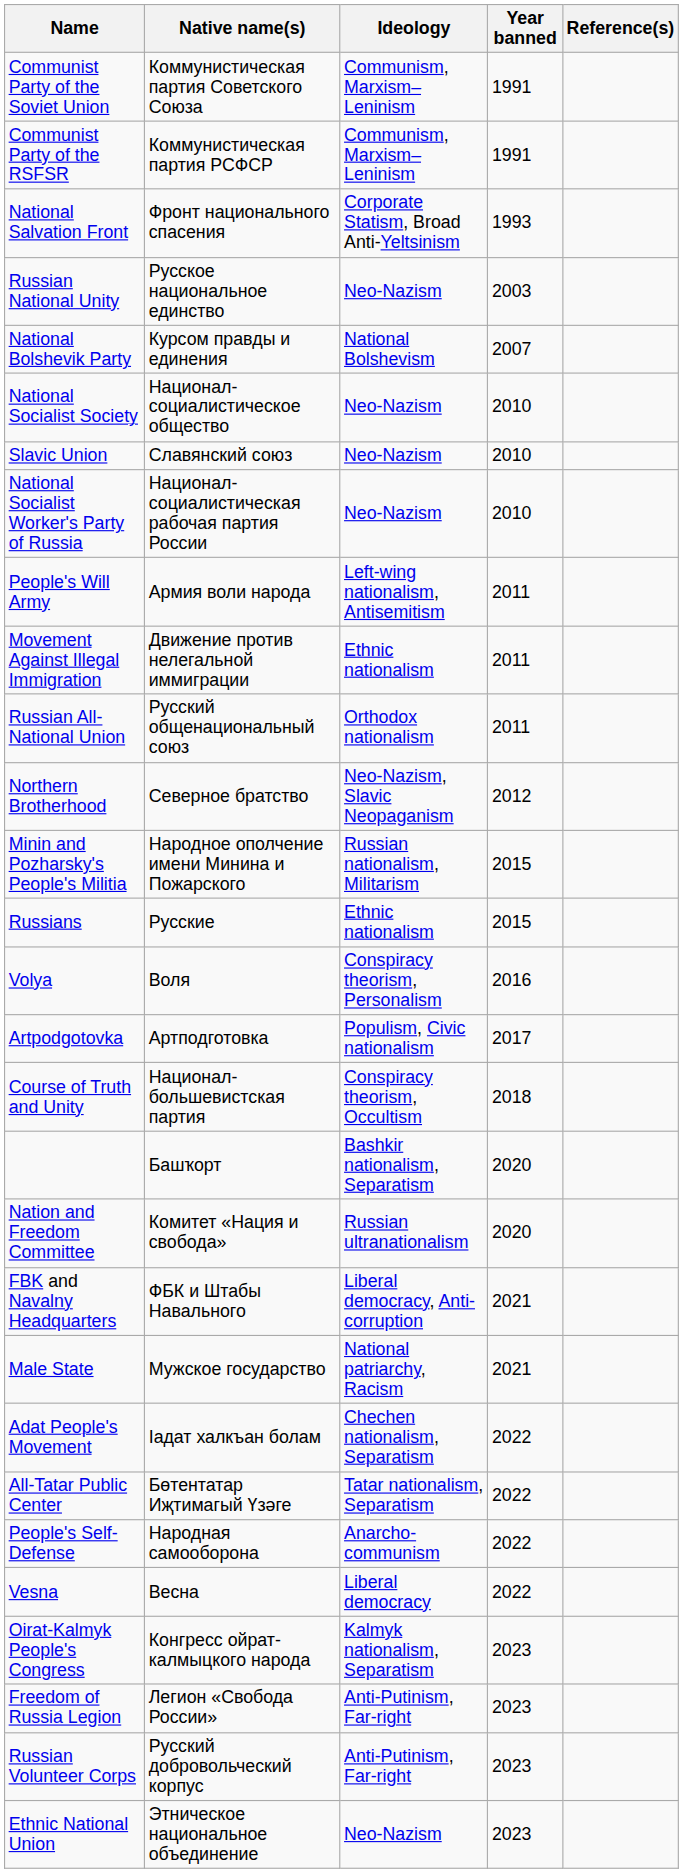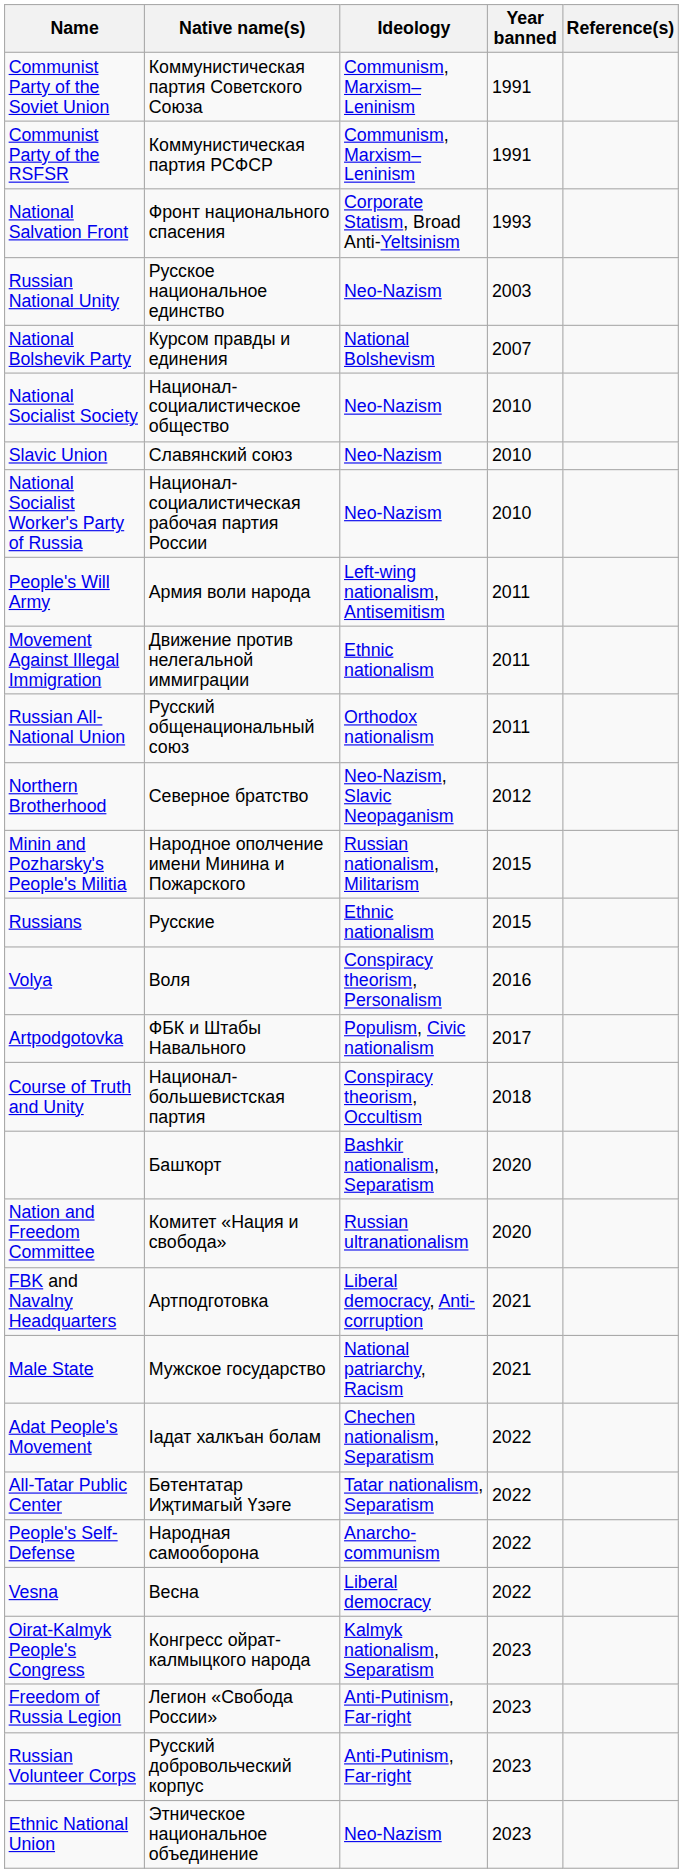(209, 1038) Артподготовка -> (205, 1038) ФБК и Штабы Навального
(205, 1301) ФБК и Штабы Навального -> (209, 1301) Артподготовка
